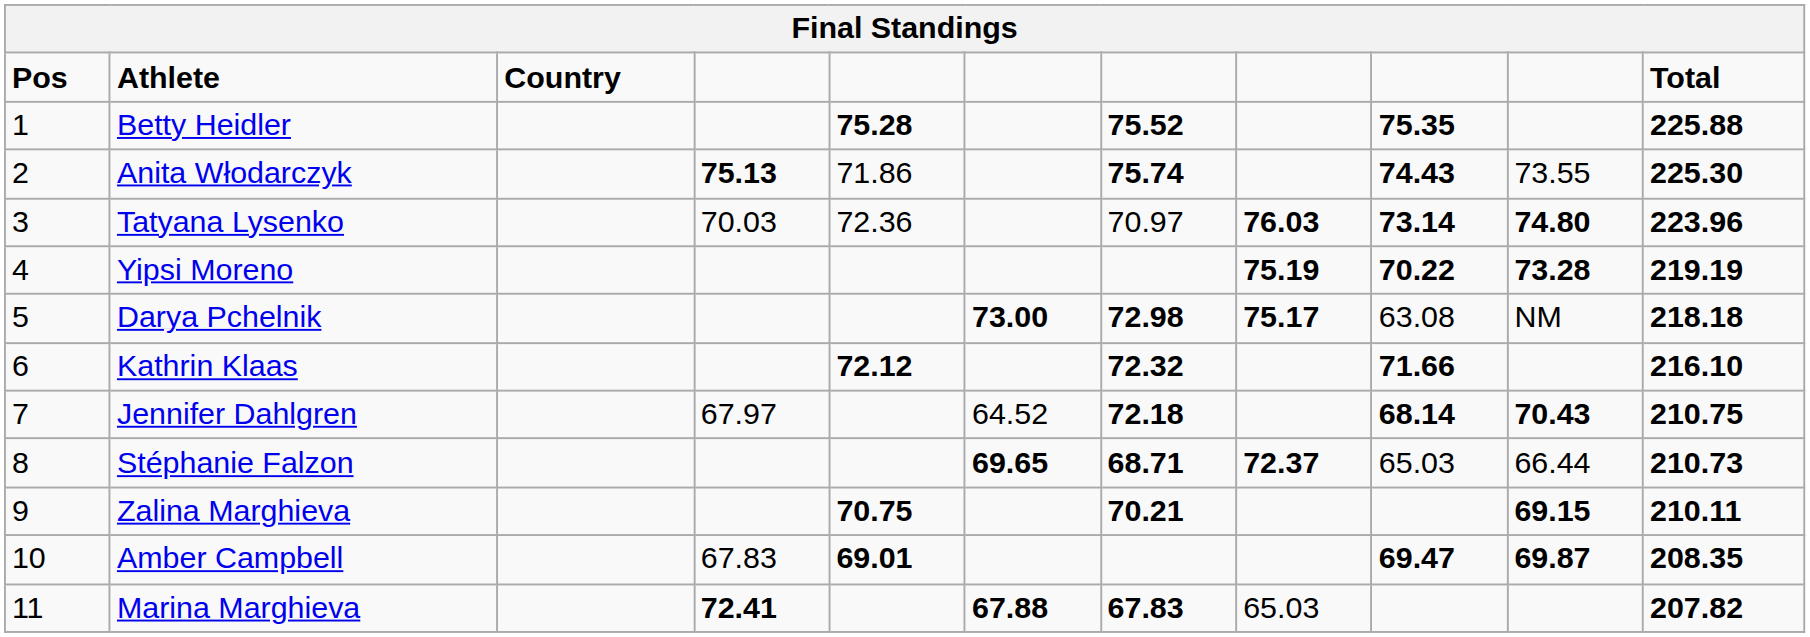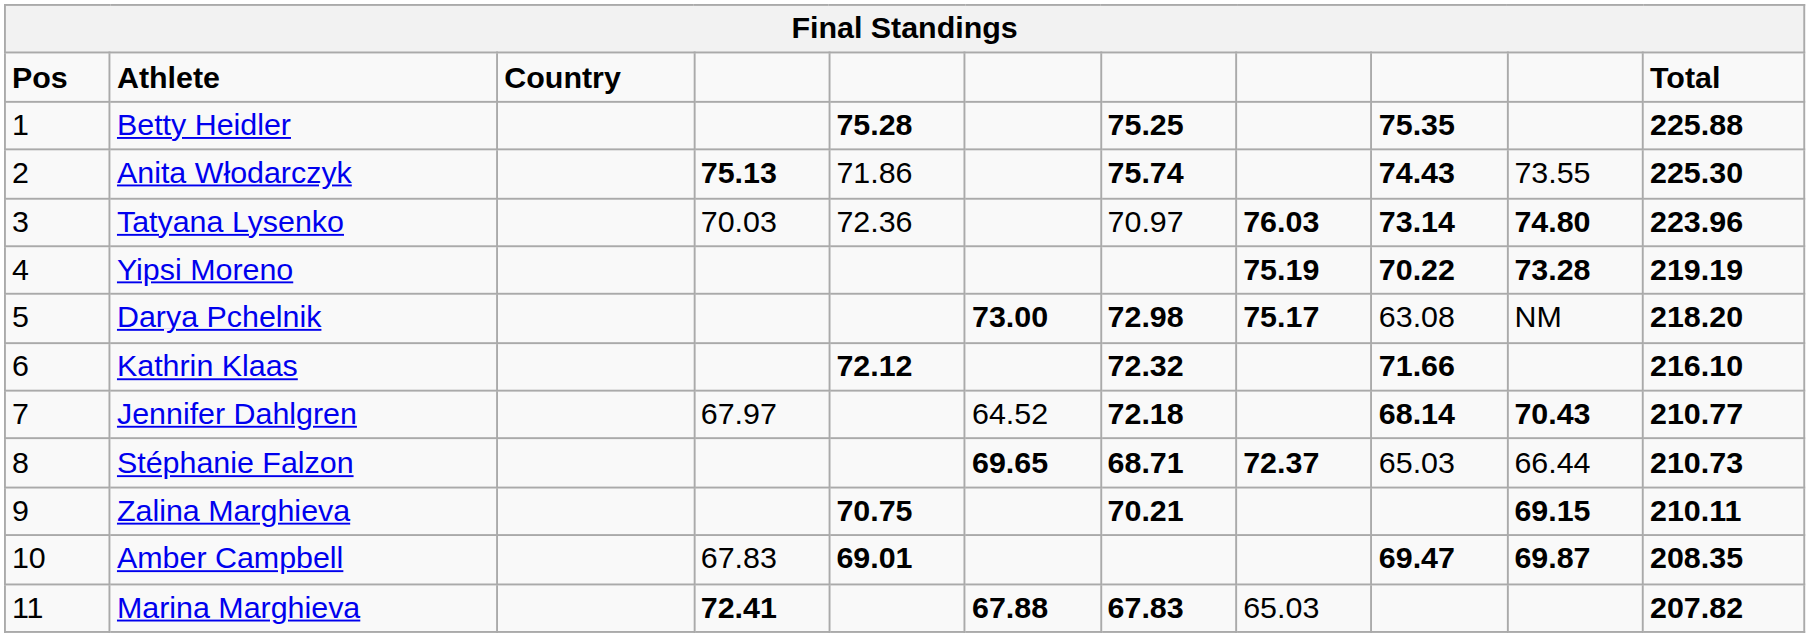(1146, 125) 75.52 -> (1146, 125) 75.25
(1697, 317) 218.18 -> (1697, 317) 218.20
(1697, 414) 210.75 -> (1697, 414) 210.77
